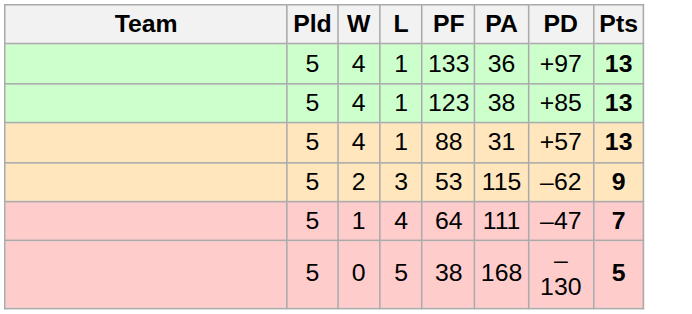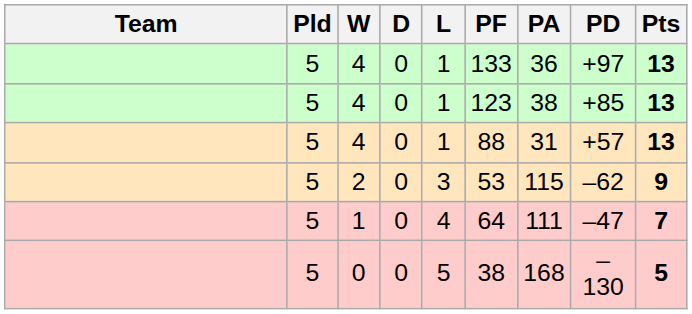+ column: (401, 24)
